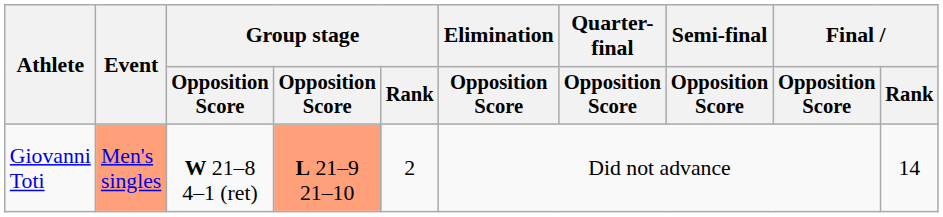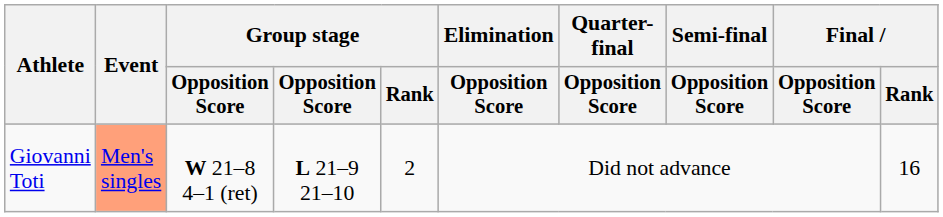(327, 180) lightsalmon background -> (327, 180) no background
(909, 168) 14 -> (909, 168) 16
